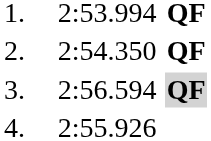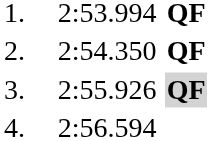(107, 89) 2:56.594 -> (107, 89) 2:55.926
(107, 128) 2:55.926 -> (107, 128) 2:56.594
